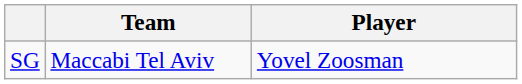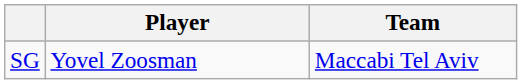columns swapped: (384, 22) <-> (148, 22)
